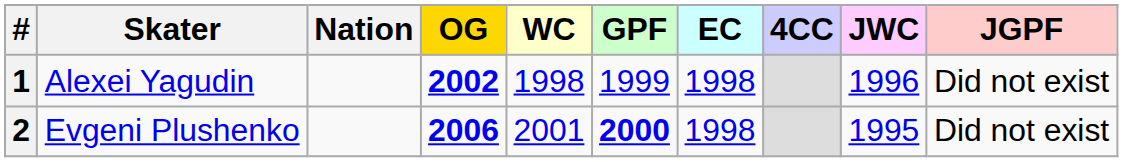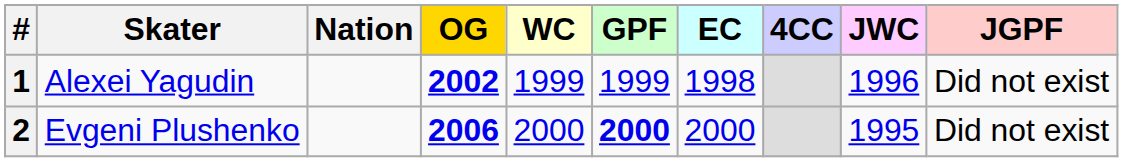(549, 80) 1998 -> (549, 80) 1999
(549, 130) 2001 -> (549, 130) 2000
(720, 130) 1998 -> (720, 130) 2000
